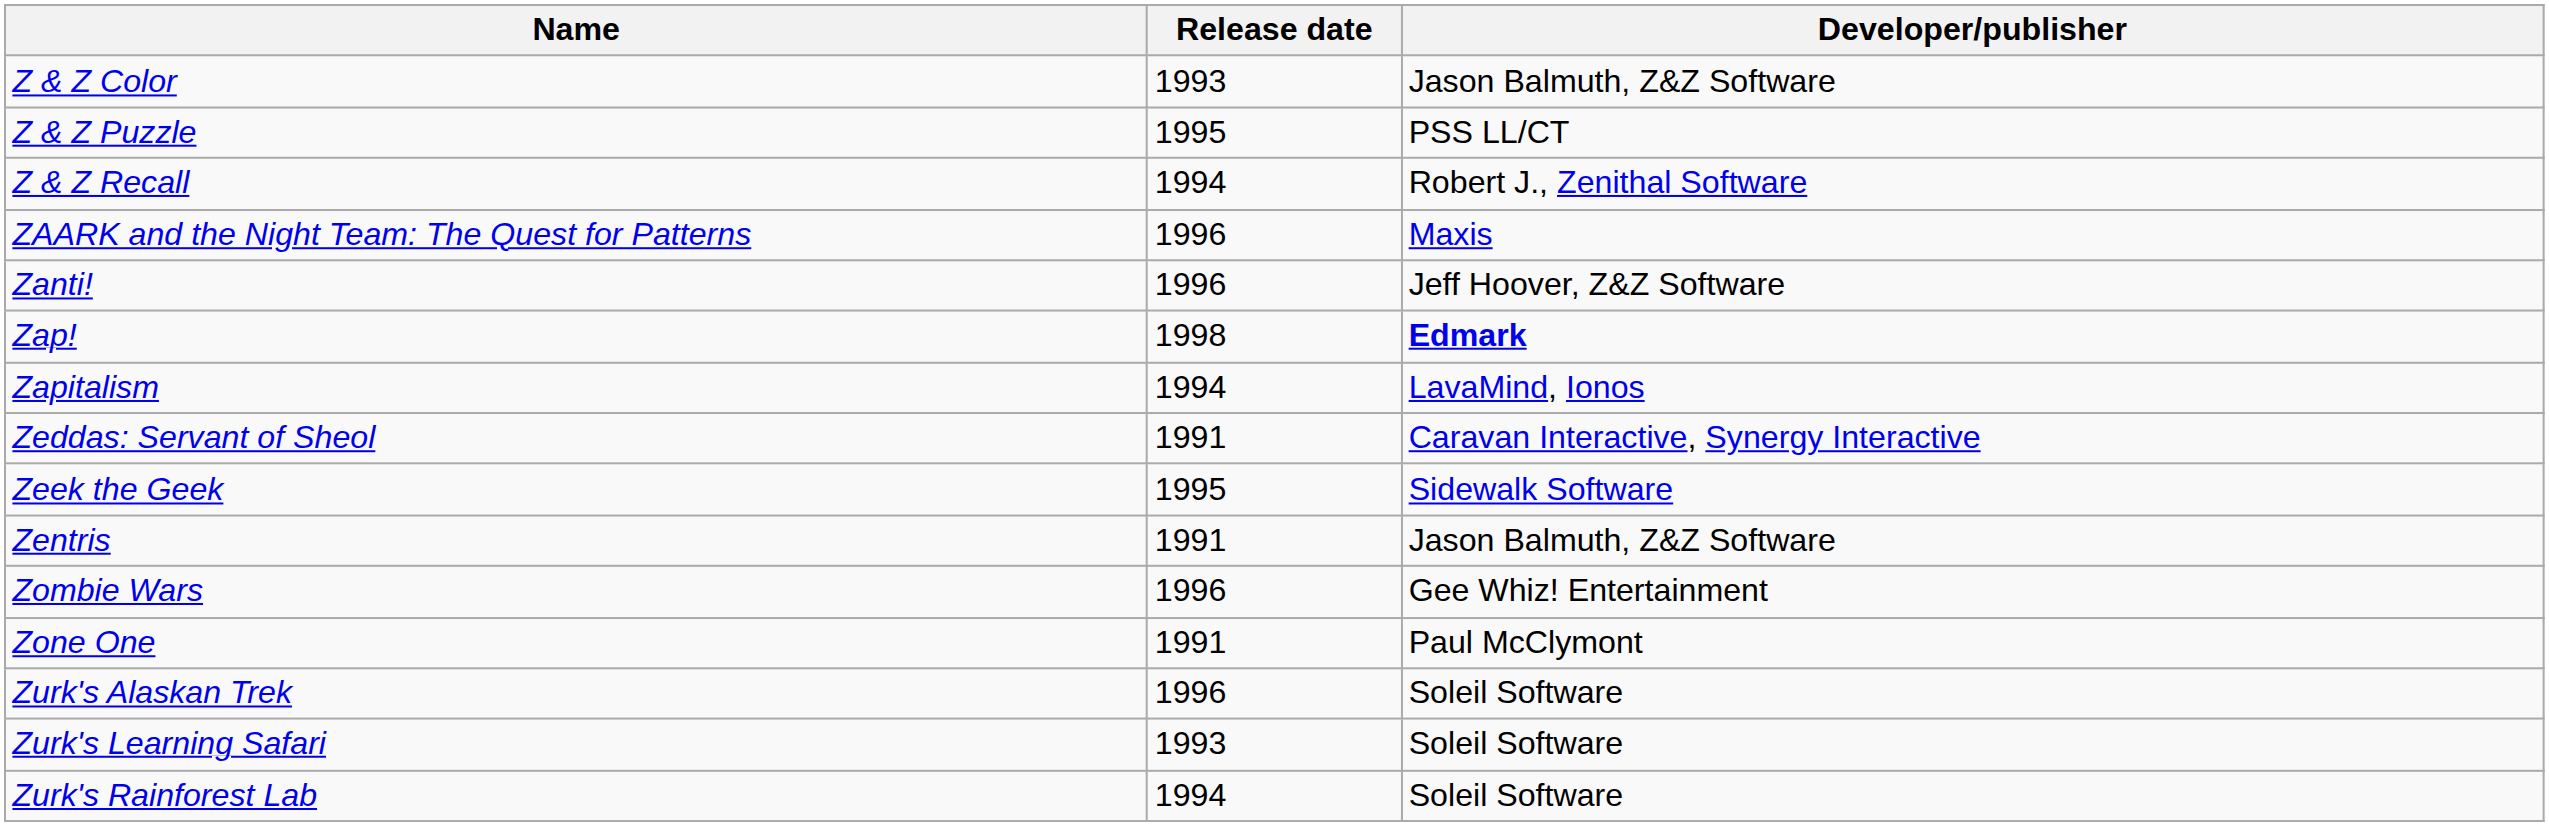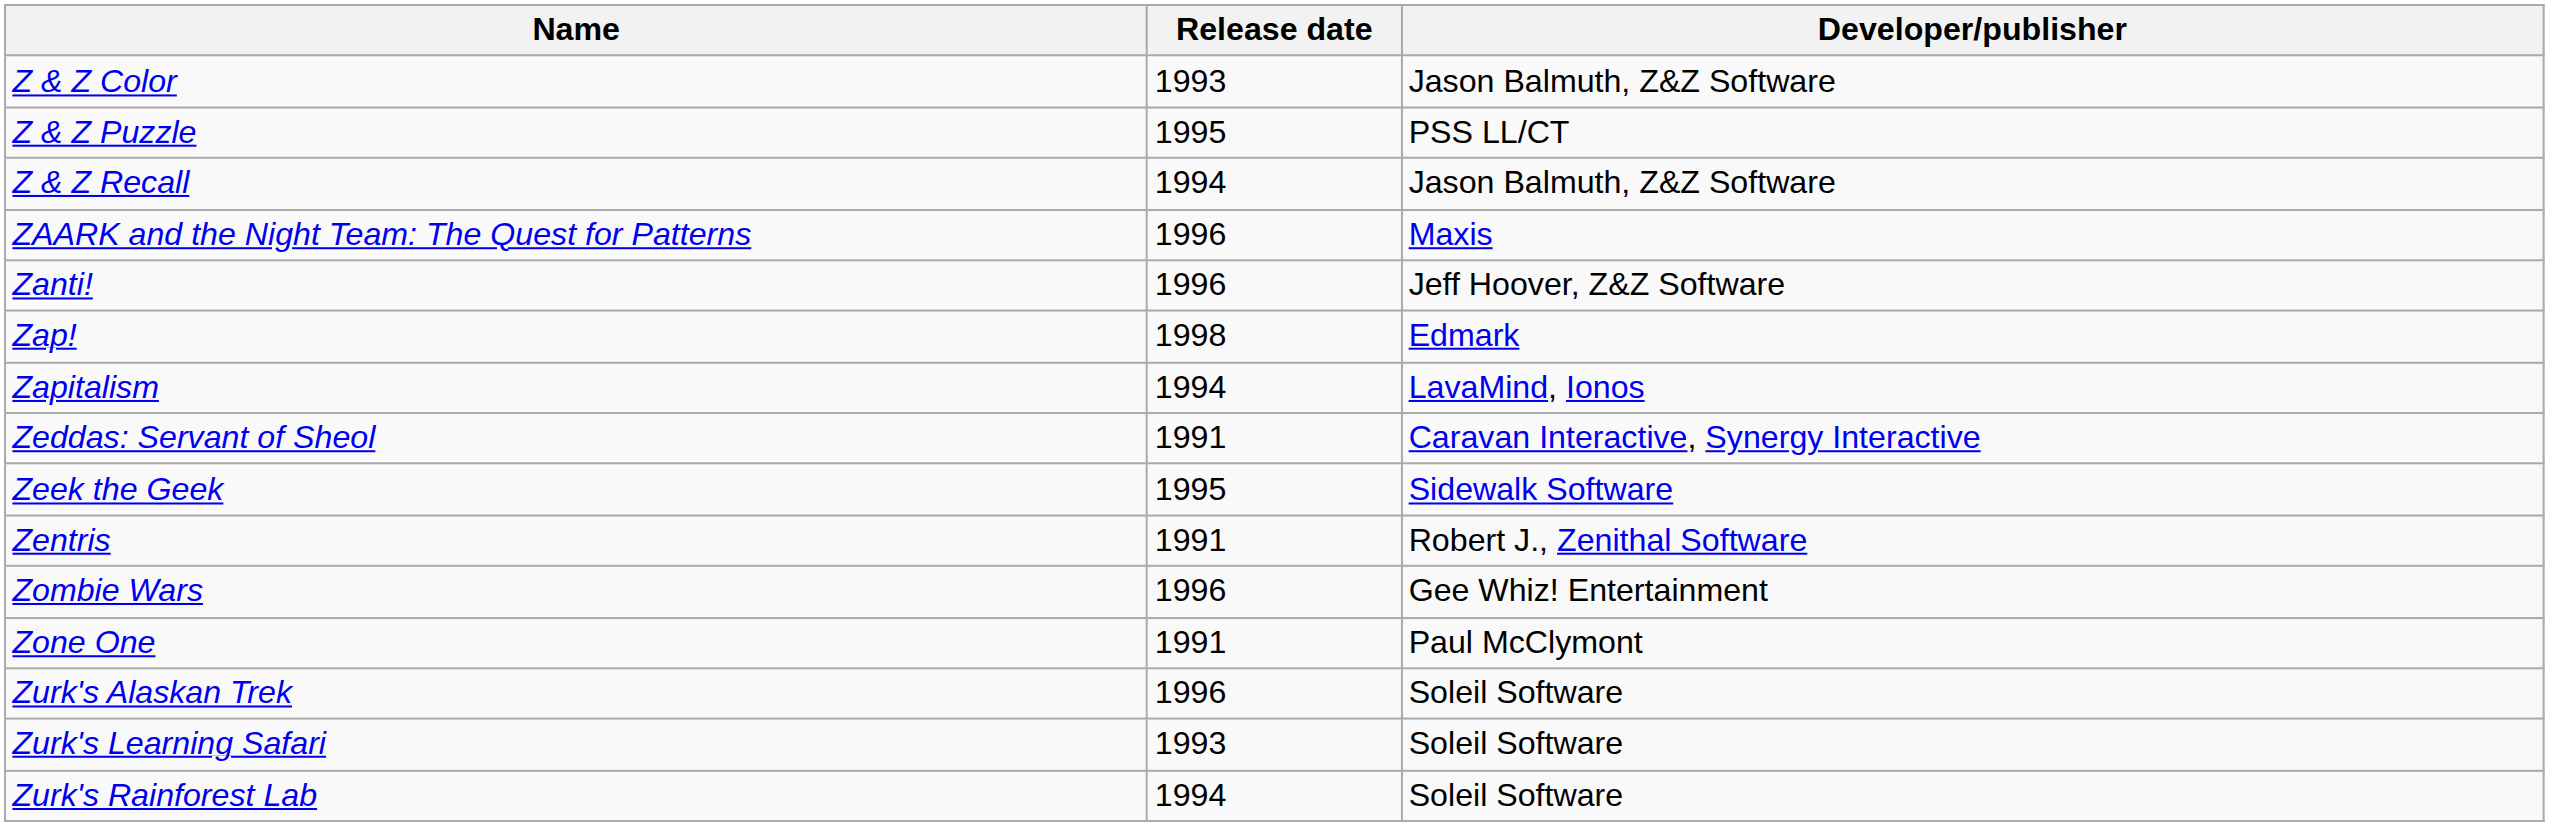(1608, 183) Robert J., Zenithal Software -> (1622, 183) Jason Balmuth, Z&Z Software
(1468, 336) bold -> (1464, 336) normal
(1622, 540) Jason Balmuth, Z&Z Software -> (1608, 540) Robert J., Zenithal Software
